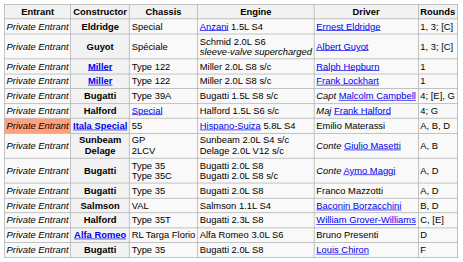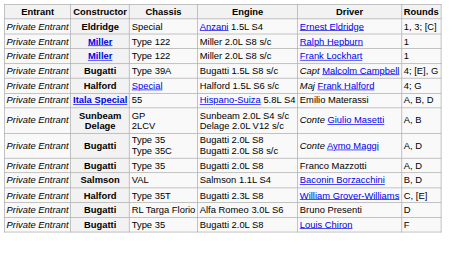- row: (150, 46)
(38, 125) lightsalmon background -> (38, 100) no background
(100, 235) Alfa Romeo -> (100, 210) Bugatti
